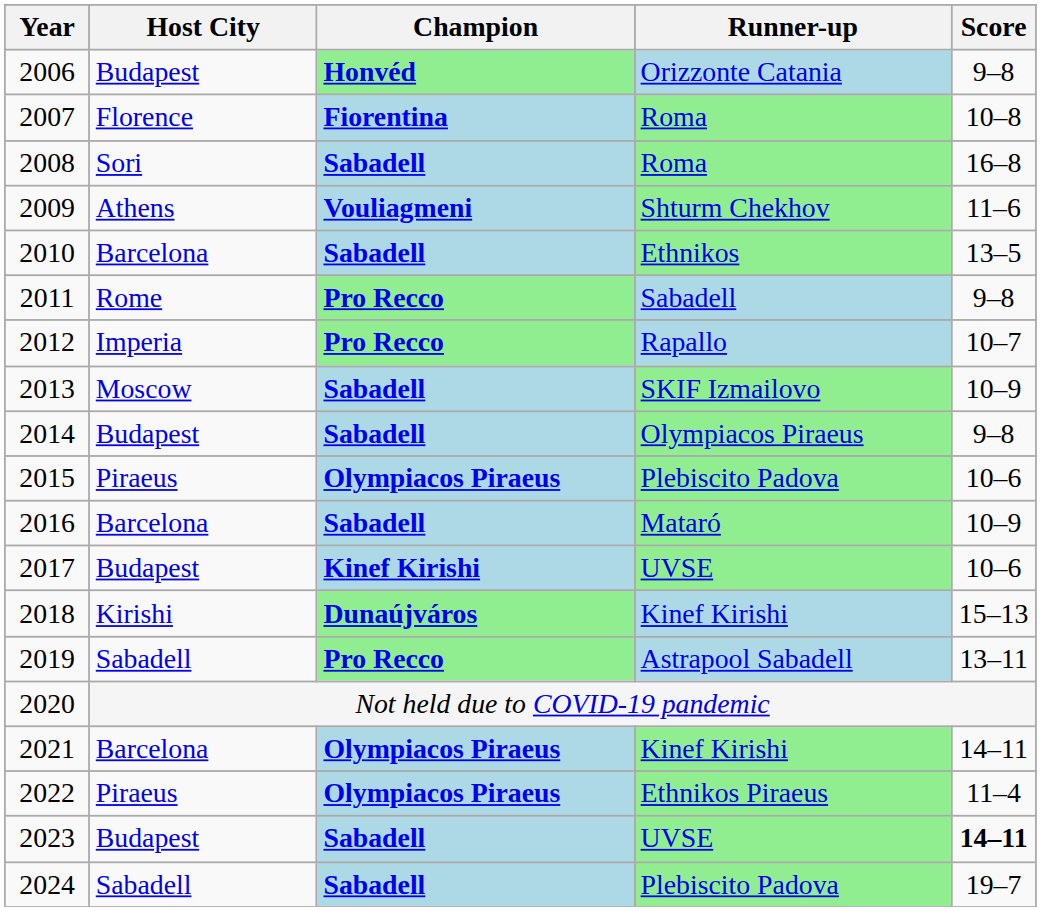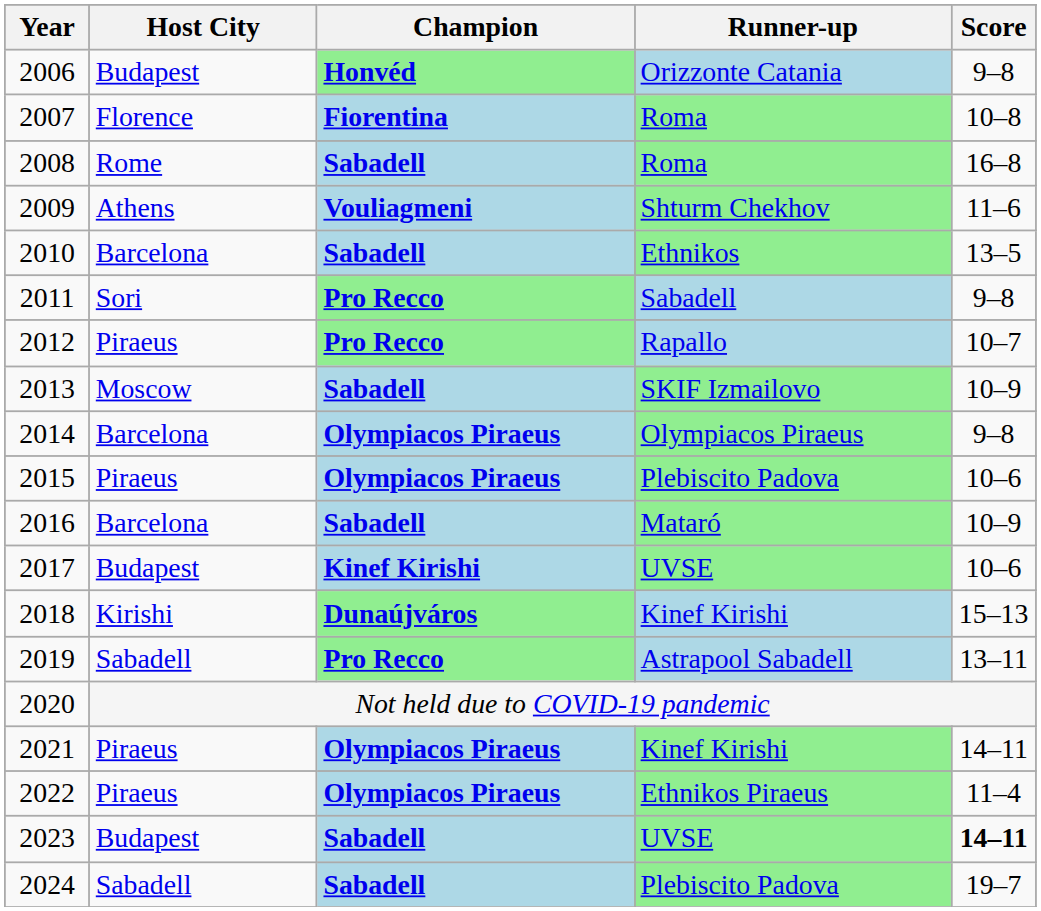(119, 161) Sori -> (129, 161) Rome
(129, 297) Rome -> (119, 297) Sori
(139, 342) Imperia -> (137, 342) Piraeus
(147, 432) Budapest -> (152, 432) Barcelona
(374, 432) Sabadell -> (442, 432) Olympiacos Piraeus
(152, 747) Barcelona -> (137, 747) Piraeus
